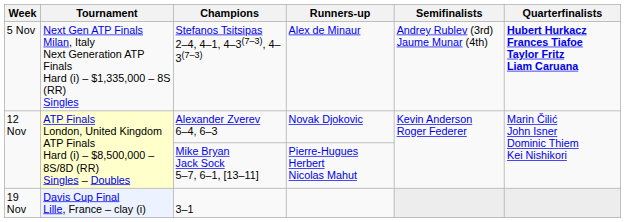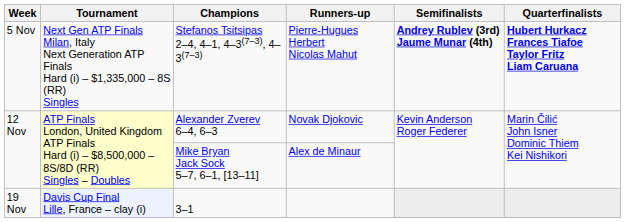(325, 30) Alex de Minaur -> (323, 42) Pierre-Hugues Herbert Nicolas Mahut
(445, 36) normal -> (448, 36) bold
(323, 164) Pierre-Hugues Herbert Nicolas Mahut -> (325, 152) Alex de Minaur
